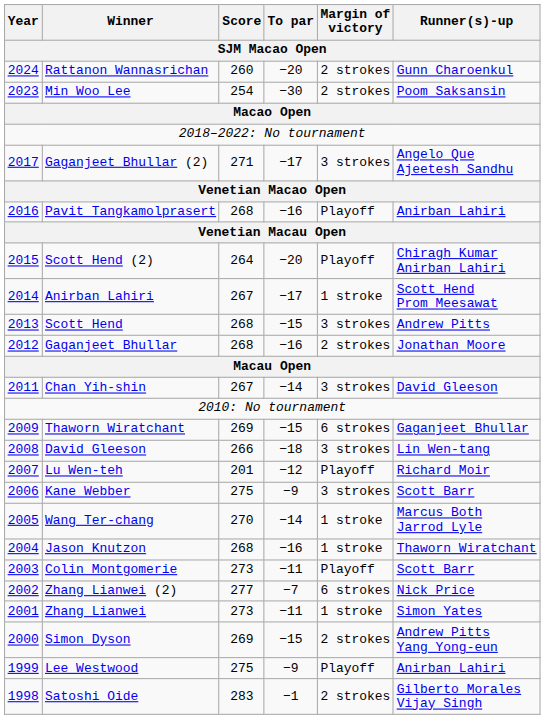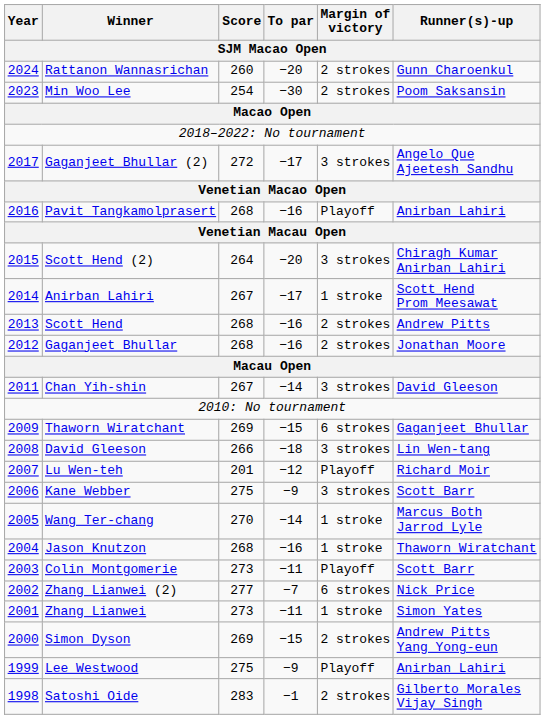(242, 163) 271 -> (242, 163) 272
(348, 261) Playoff -> (355, 261) 3 strokes
(291, 325) −15 -> (291, 325) −16
(355, 325) 3 strokes -> (355, 325) 2 strokes
